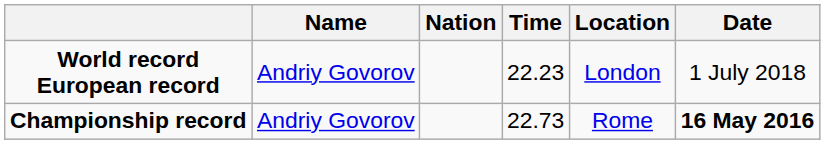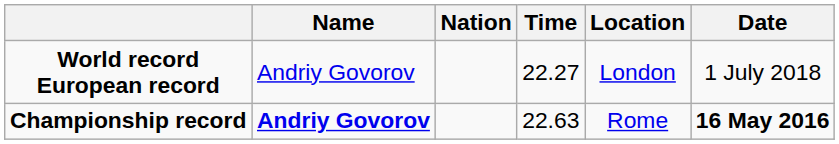(536, 71) 22.23 -> (551, 71) 22.27
(336, 120) normal -> (343, 120) bold
(536, 120) 22.73 -> (551, 120) 22.63
